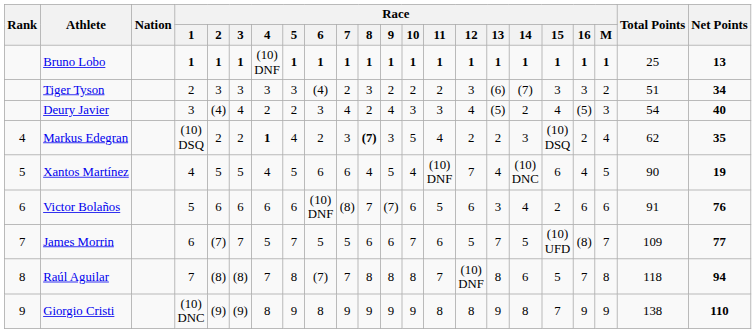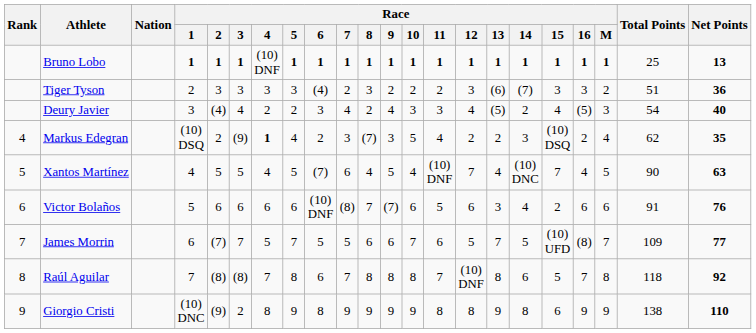(719, 89) 34 -> (719, 89) 36
(240, 137) 2 -> (240, 137) (9)
(369, 137) bold -> (369, 137) normal
(321, 172) 6 -> (321, 172) (7)
(557, 172) 6 -> (557, 172) 7
(719, 172) 19 -> (719, 172) 63
(321, 276) (7) -> (321, 276) 6
(719, 276) 94 -> (719, 276) 92
(240, 311) (9) -> (240, 311) 2
(557, 311) 7 -> (557, 311) 6
